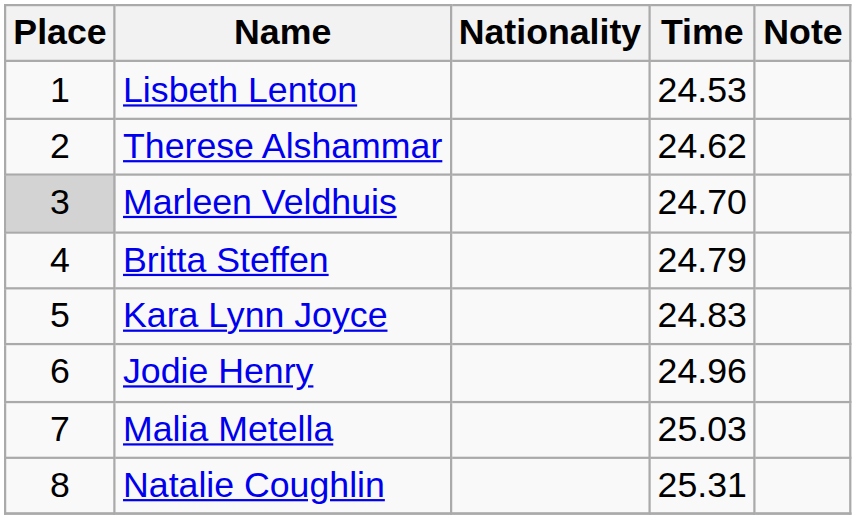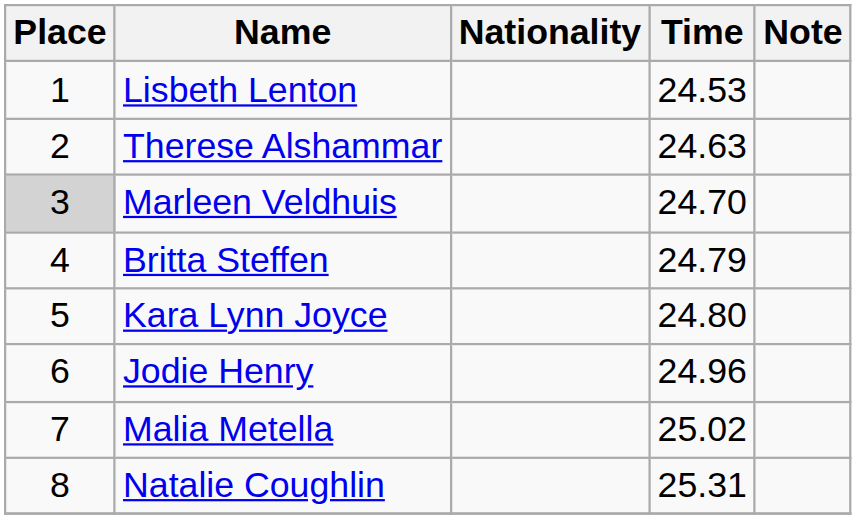(702, 145) 24.62 -> (702, 145) 24.63
(702, 315) 24.83 -> (702, 315) 24.80
(702, 428) 25.03 -> (702, 428) 25.02
